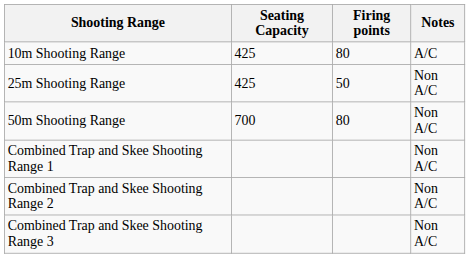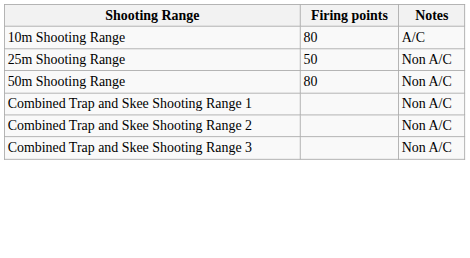- column: (282, 23)
